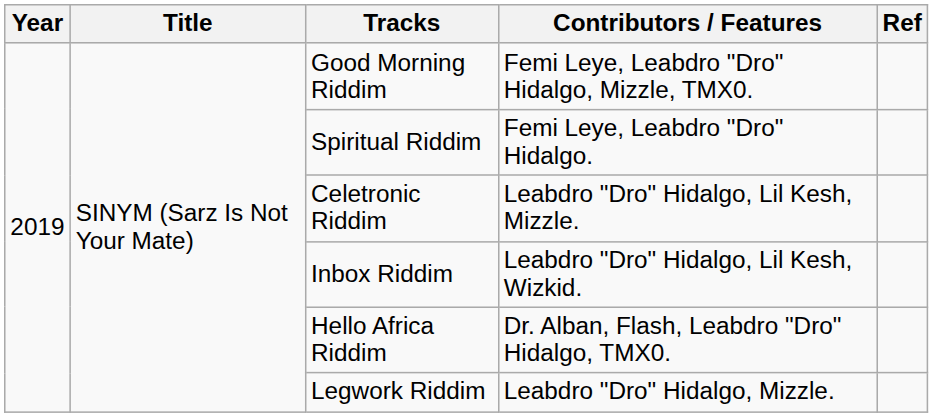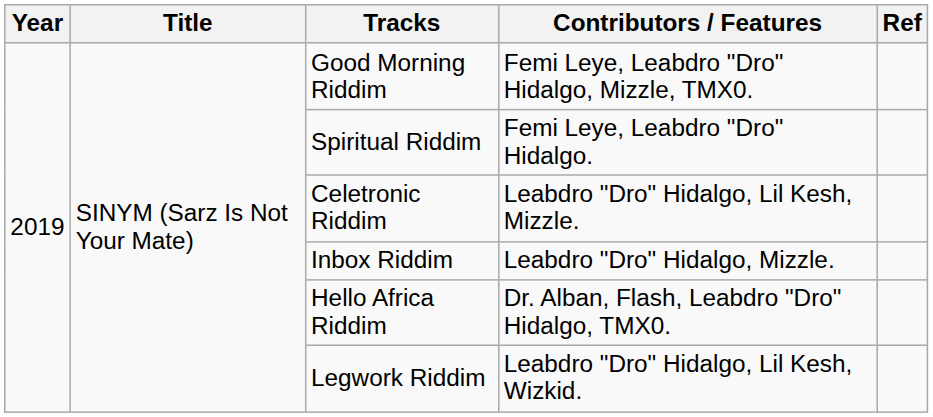(678, 273) Leabdro "Dro" Hidalgo, Lil Kesh, Wizkid. -> (669, 260) Leabdro "Dro" Hidalgo, Mizzle.
(669, 392) Leabdro "Dro" Hidalgo, Mizzle. -> (678, 378) Leabdro "Dro" Hidalgo, Lil Kesh, Wizkid.
